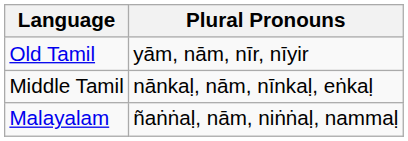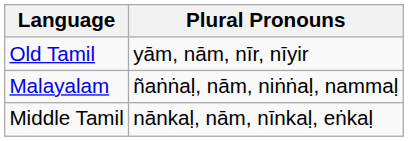rows swapped: (67, 86) <-> (59, 119)
